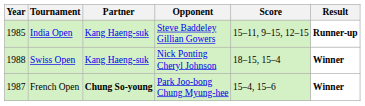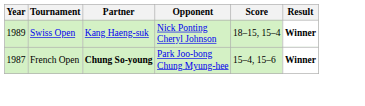- row: (51, 34)
(16, 60) 1988 -> (16, 34) 1989
